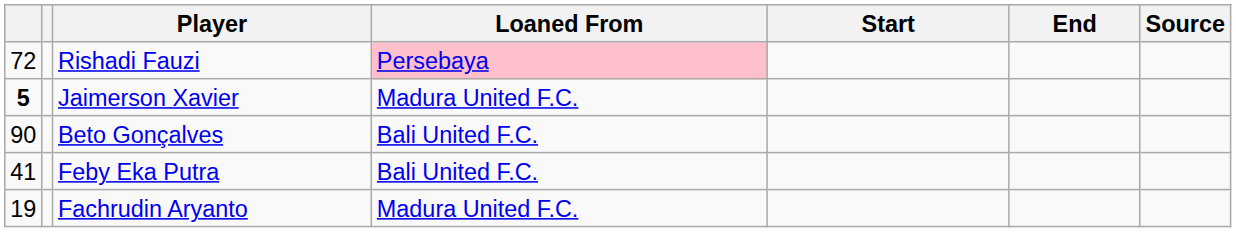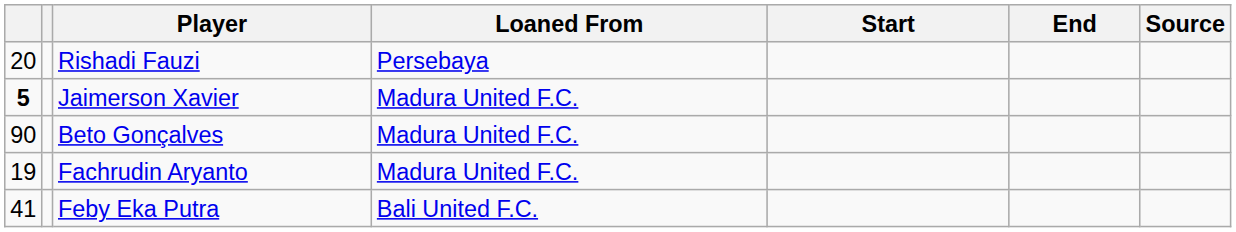(23, 61) 72 -> (23, 61) 20
(433, 61) pink background -> (433, 61) no background
(457, 135) Bali United F.C. -> (478, 135) Madura United F.C.
rows swapped: (139, 172) <-> (153, 209)
